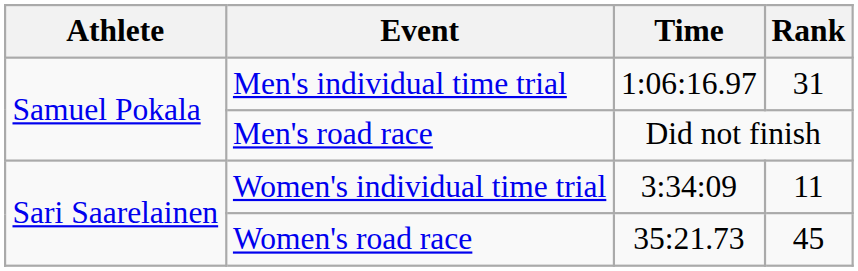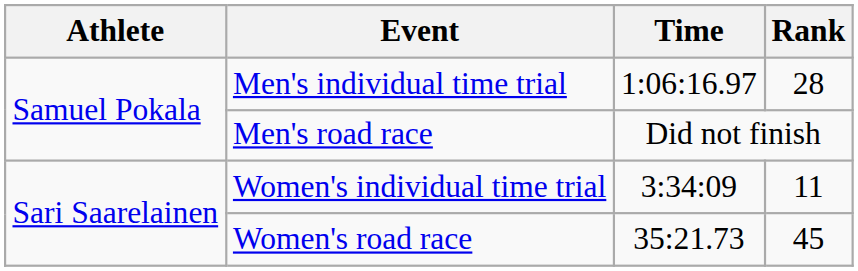(808, 82) 31 -> (808, 82) 28
